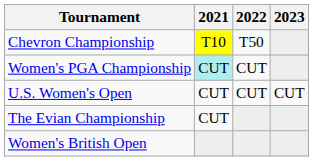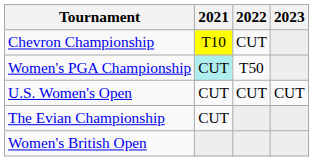(251, 42) T50 -> (251, 42) CUT
(251, 67) CUT -> (251, 67) T50
